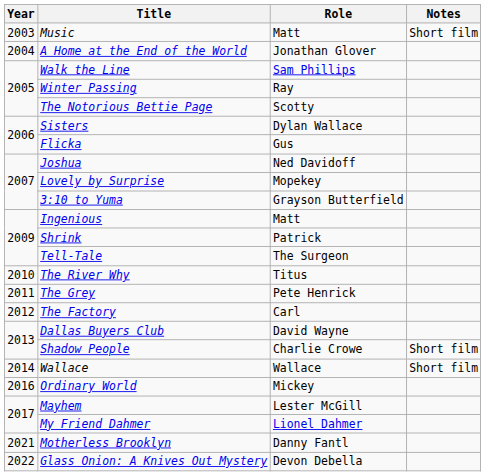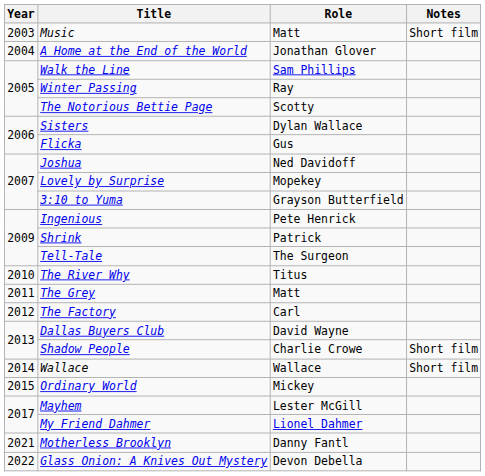(287, 219) Matt -> (314, 219) Pete Henrick
(314, 293) Pete Henrick -> (287, 293) Matt
(21, 387) 2016 -> (21, 387) 2015
